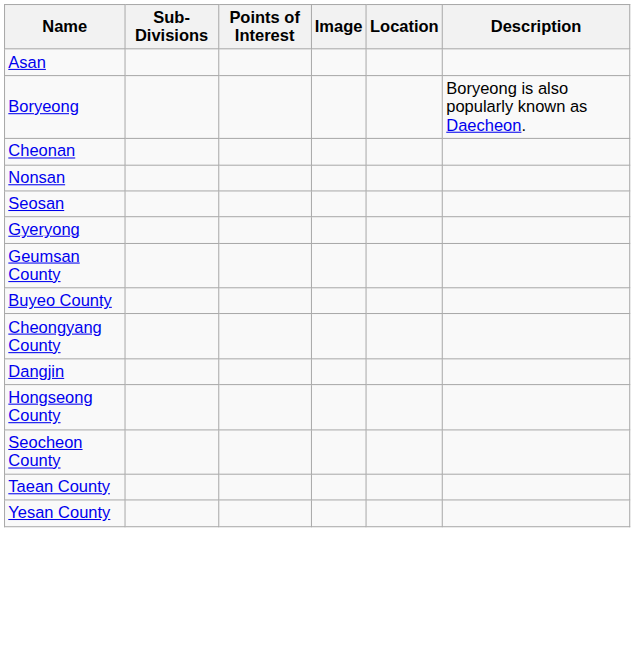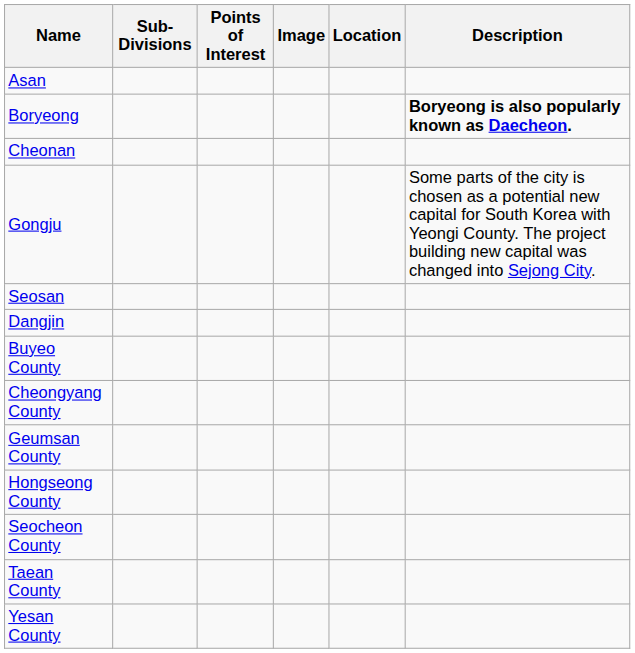(517, 106) normal -> (515, 116) bold
+ row: (35, 224)
- row: (37, 177)
- row: (44, 230)
rows swapped: (36, 371) <-> (44, 265)
